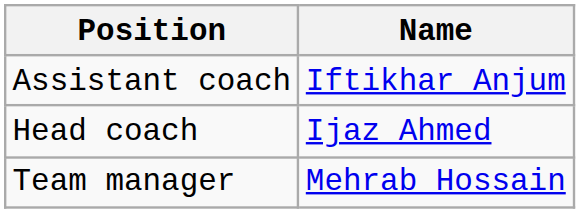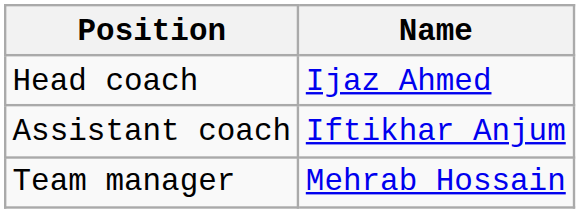rows swapped: (105, 131) <-> (152, 81)
